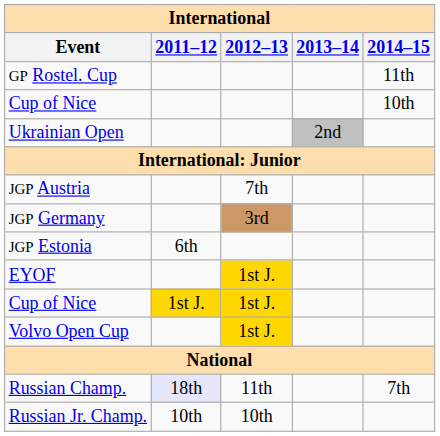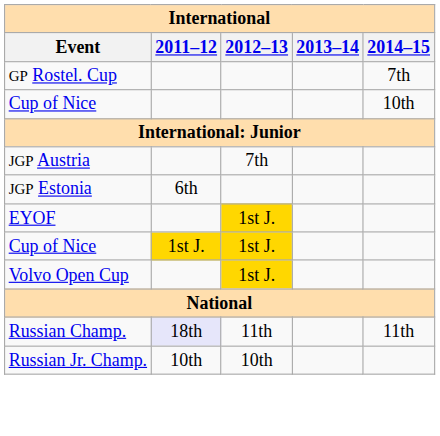(399, 75) 11th -> (399, 75) 7th
- row: (66, 132)
- row: (57, 217)
(399, 388) 7th -> (399, 331) 11th
